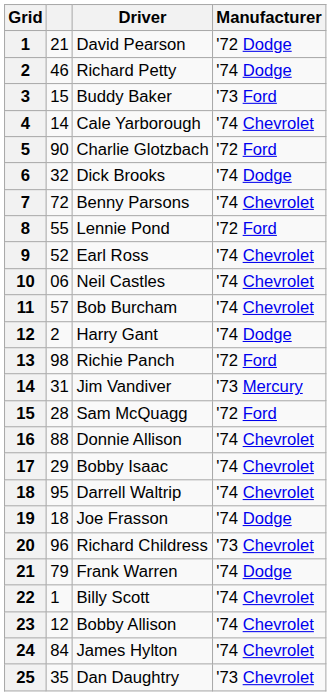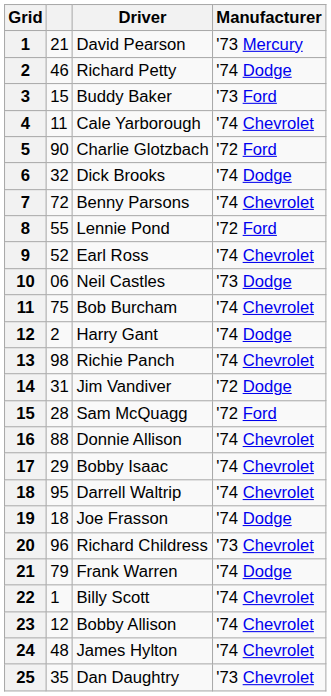(254, 44) '72 Dodge -> (260, 44) '73 Mercury
(59, 123) 14 -> (59, 123) 11
(265, 281) '74 Chevrolet -> (254, 281) '73 Dodge
(59, 307) 57 -> (59, 307) 75
(247, 360) '72 Ford -> (265, 360) '74 Chevrolet
(260, 387) '73 Mercury -> (254, 387) '72 Dodge
(59, 651) 84 -> (59, 651) 48
